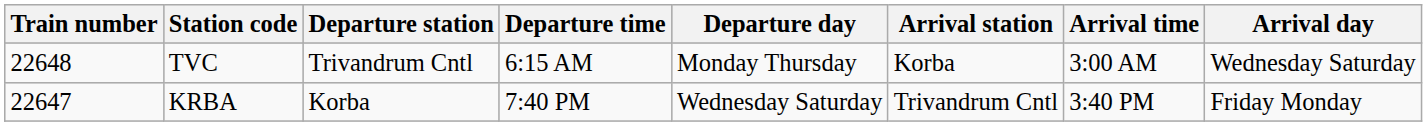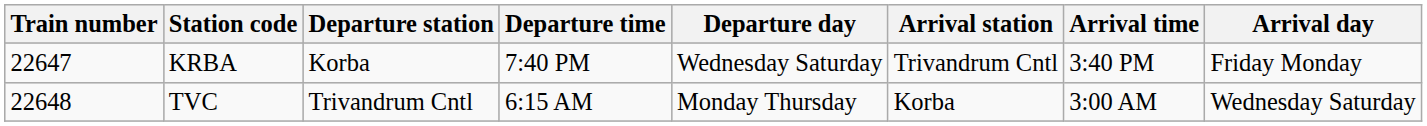rows swapped: (203, 101) <-> (193, 62)
